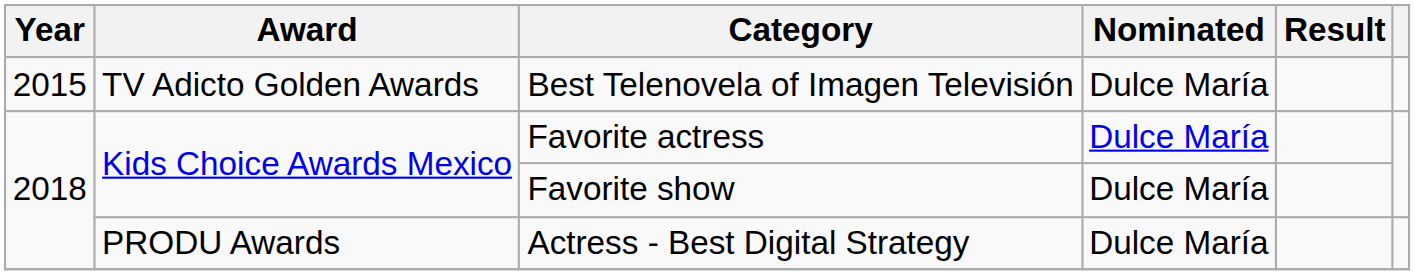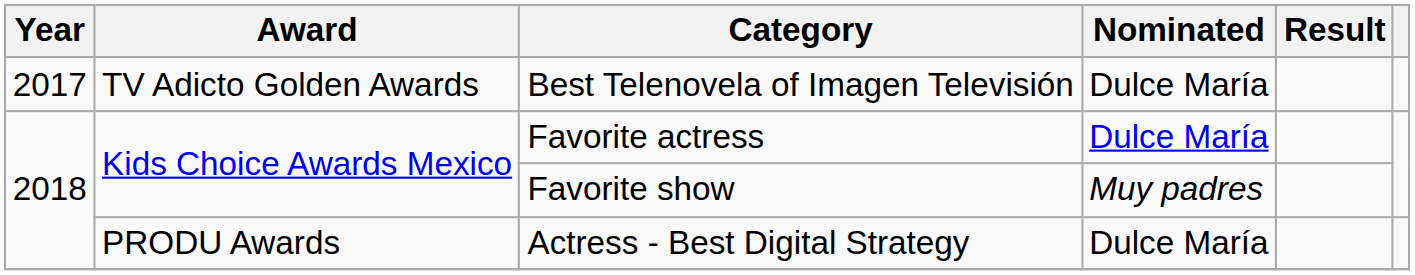(50, 83) 2015 -> (50, 83) 2017
(1179, 189) Dulce María -> (1176, 189) Muy padres
